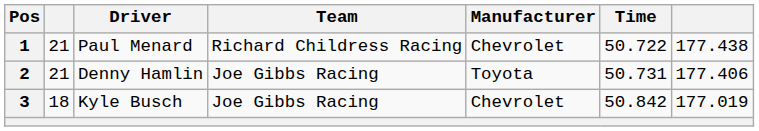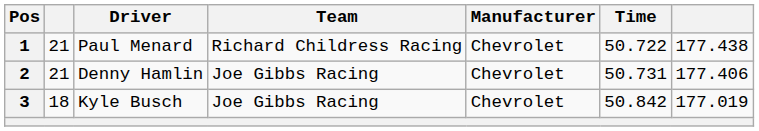(502, 75) Toyota -> (518, 75) Chevrolet
